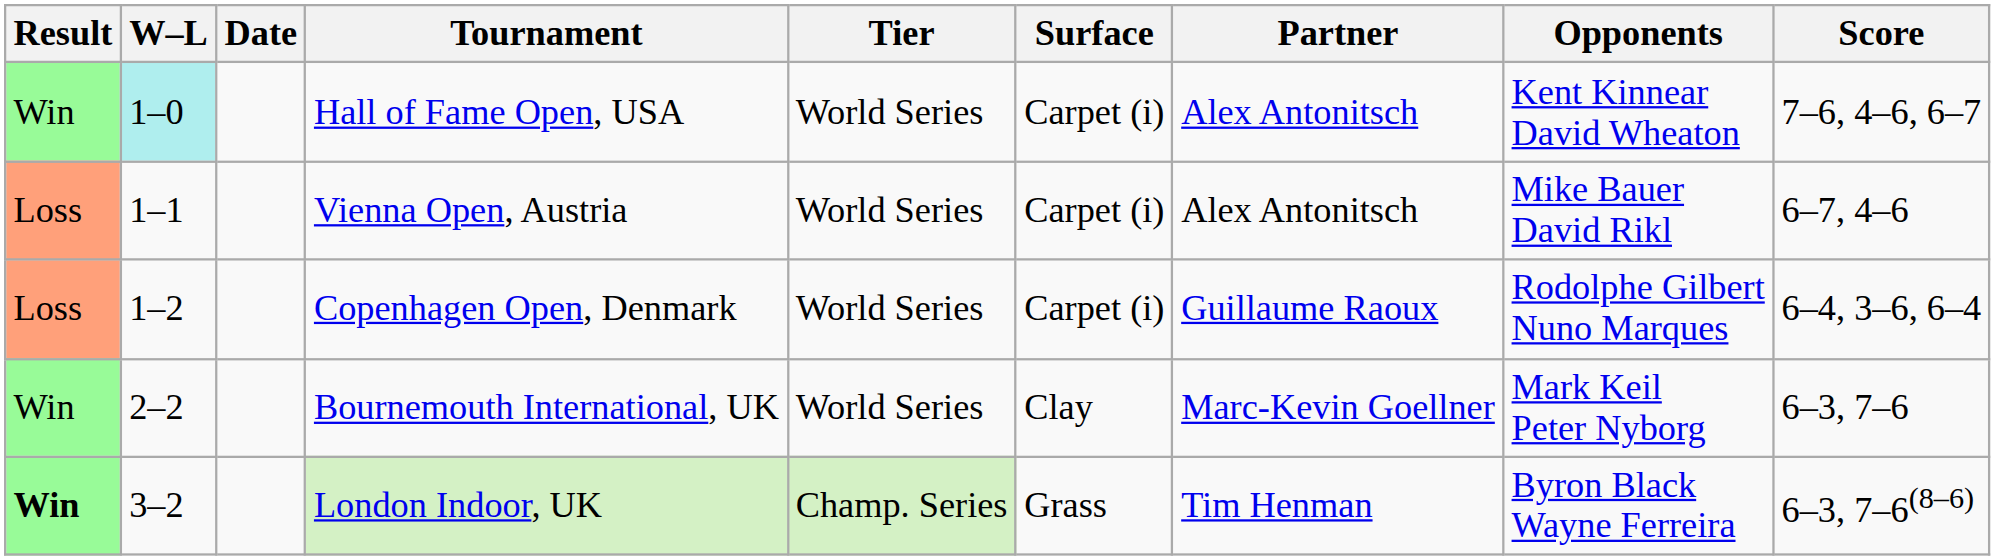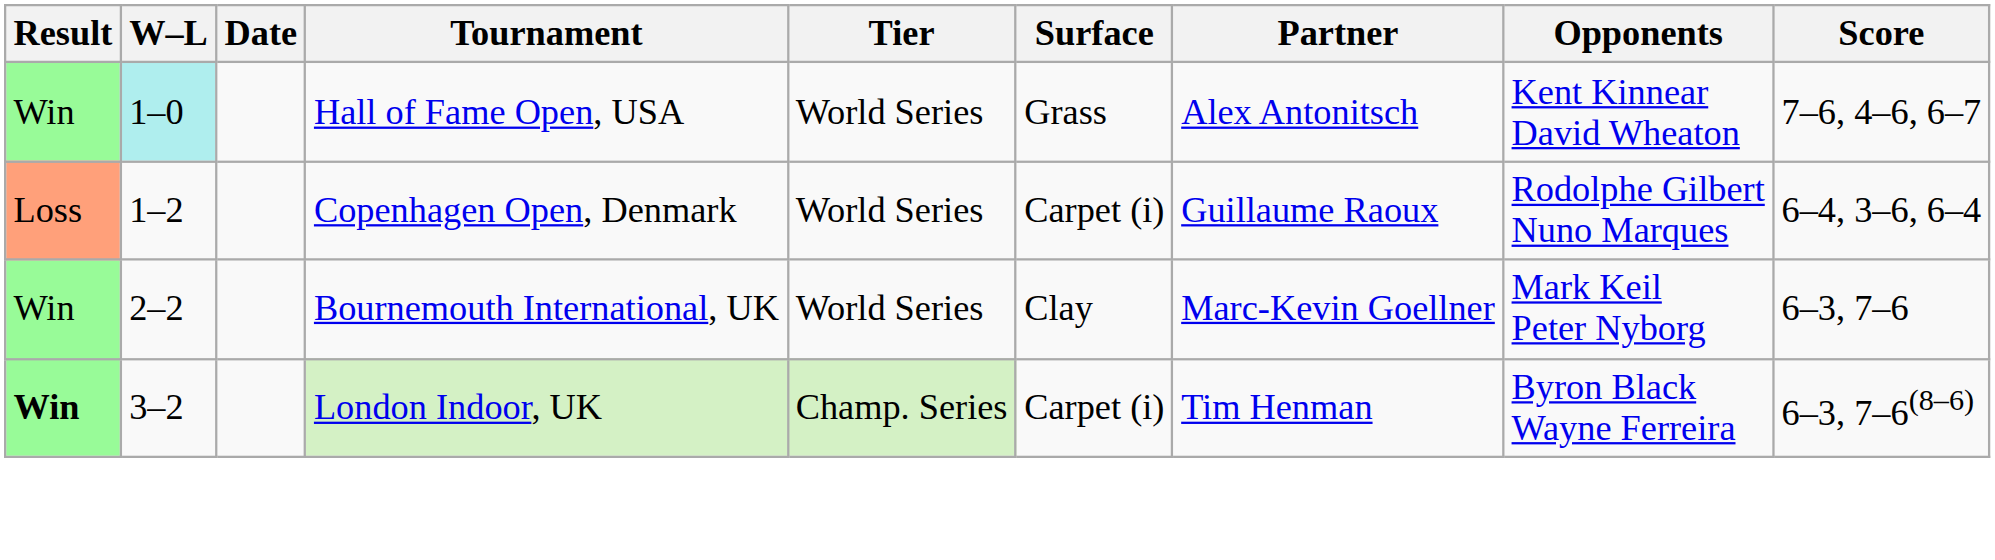(1094, 111) Carpet (i) -> (1066, 111) Grass
- row: (471, 209)
(1066, 505) Grass -> (1094, 406) Carpet (i)
